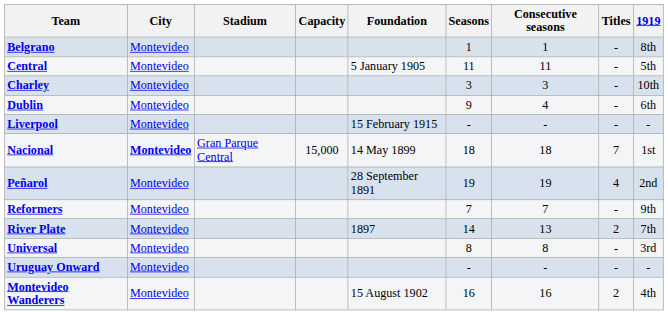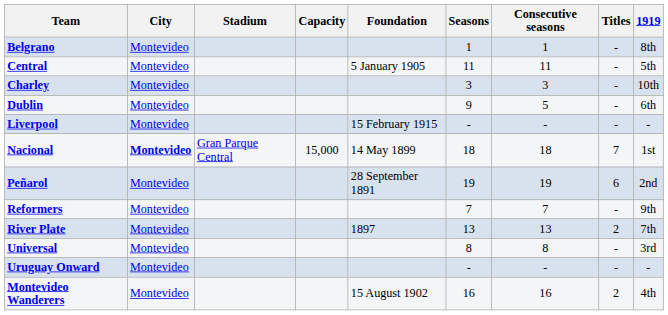(545, 104) 4 -> (545, 104) 5
(616, 183) 4 -> (616, 183) 6
(469, 228) 14 -> (469, 228) 13
